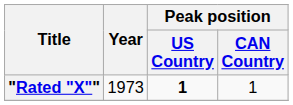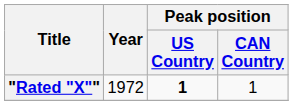(126, 87) 1973 -> (126, 87) 1972
